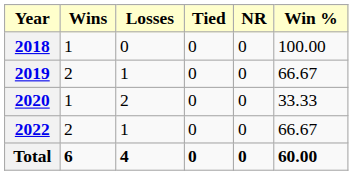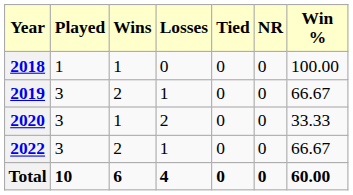+ column: (80, 28)
